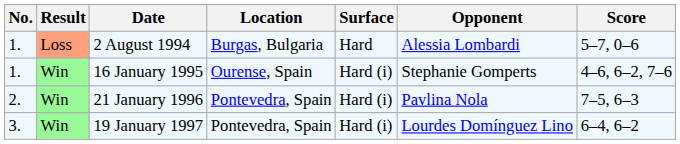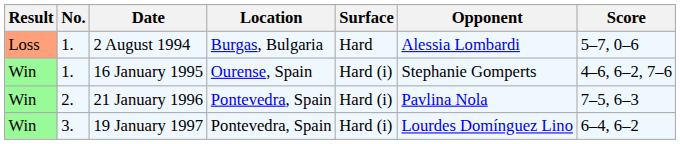columns swapped: (63, 17) <-> (21, 17)
